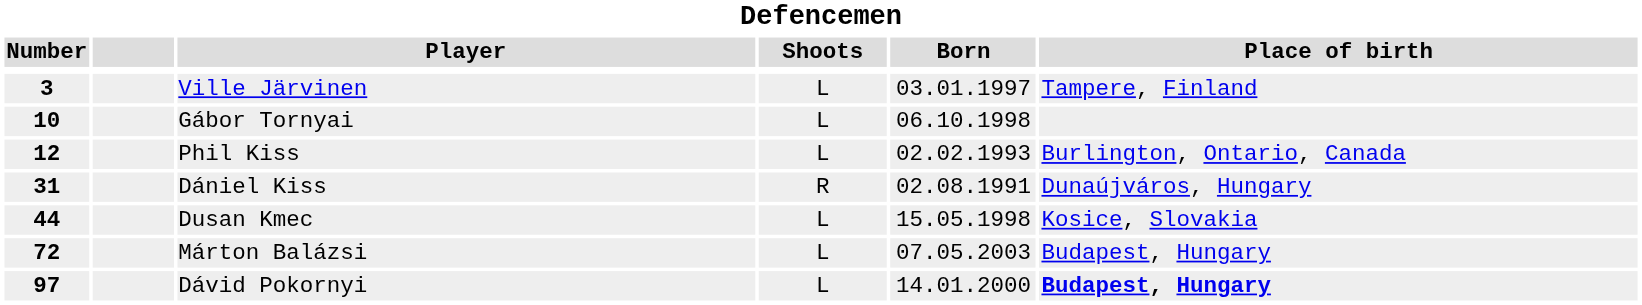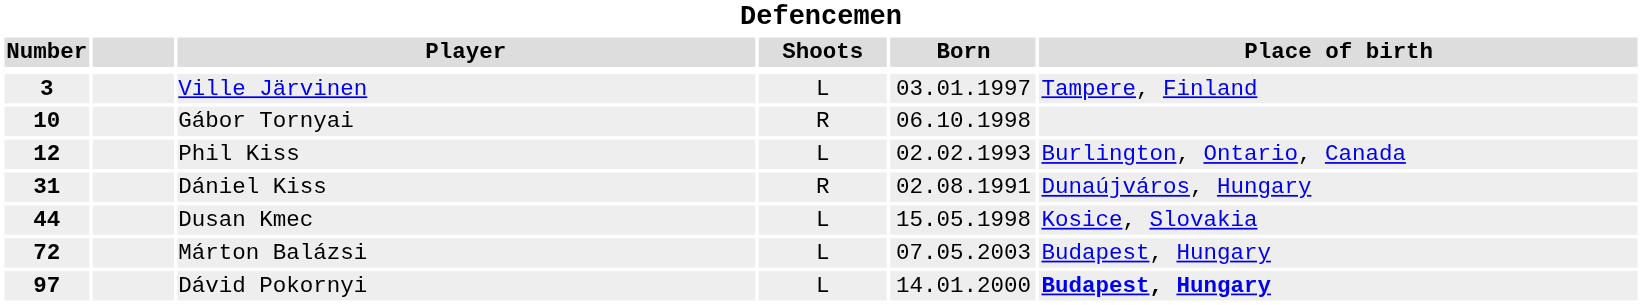(823, 121) L -> (823, 121) R
